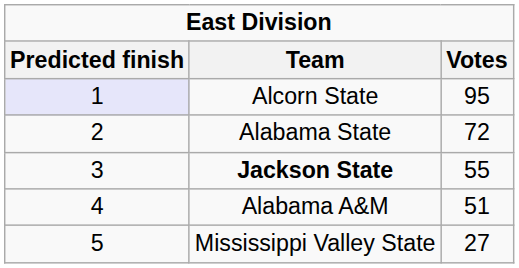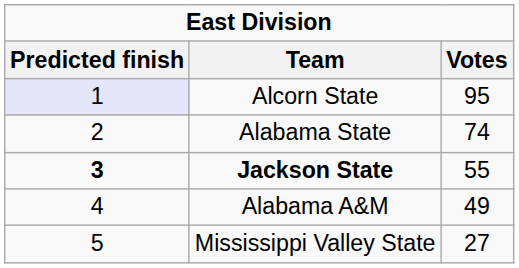(477, 133) 72 -> (477, 133) 74
(97, 170) normal -> (97, 170) bold
(477, 206) 51 -> (477, 206) 49
